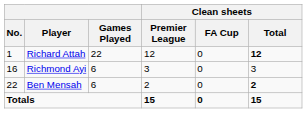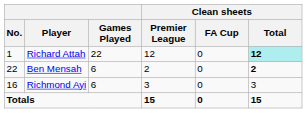(256, 54) no background -> (256, 54) paleturquoise background
rows swapped: (57, 69) <-> (54, 85)
